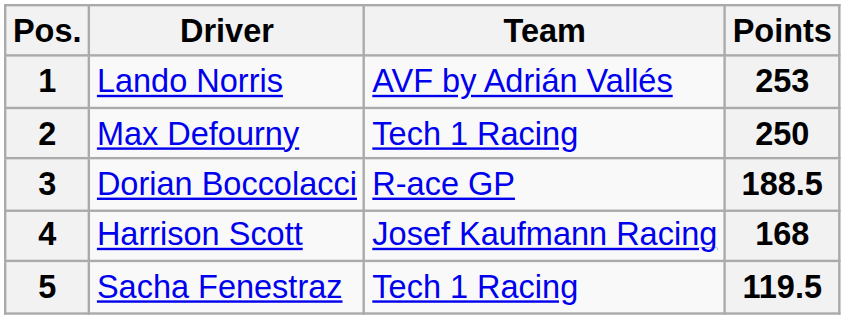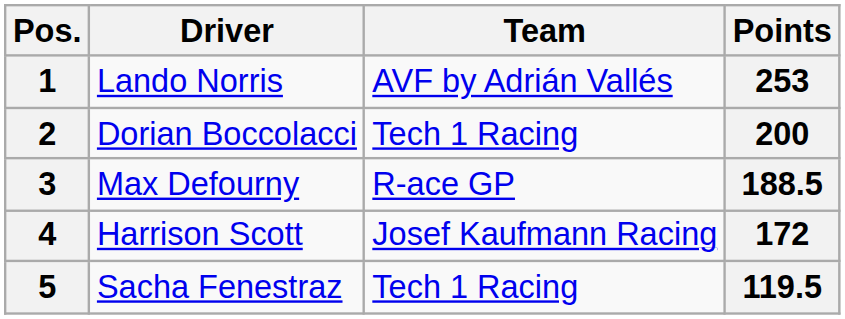(198, 133) Max Defourny -> (227, 133) Dorian Boccolacci
(782, 133) 250 -> (782, 133) 200
(227, 184) Dorian Boccolacci -> (198, 184) Max Defourny
(782, 235) 168 -> (782, 235) 172
